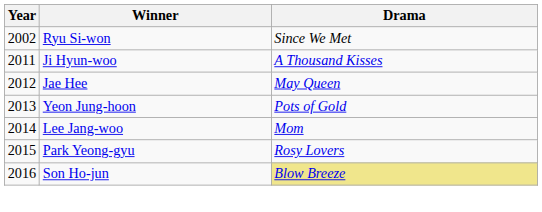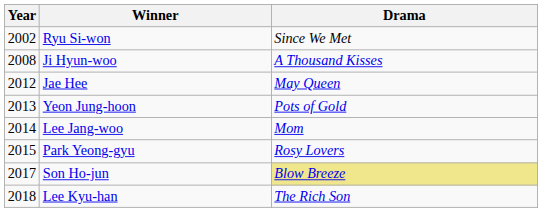(22, 60) 2011 -> (22, 60) 2008
(22, 173) 2016 -> (22, 173) 2017
+ row: (80, 196)
